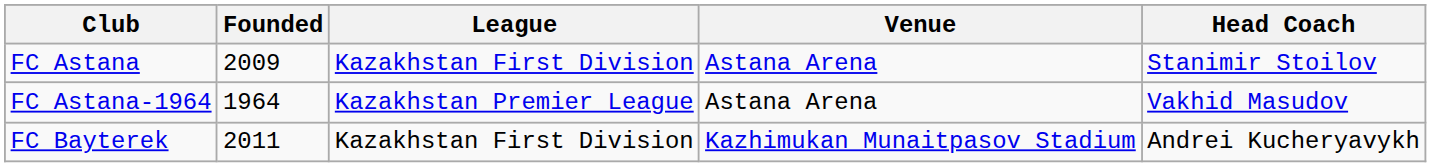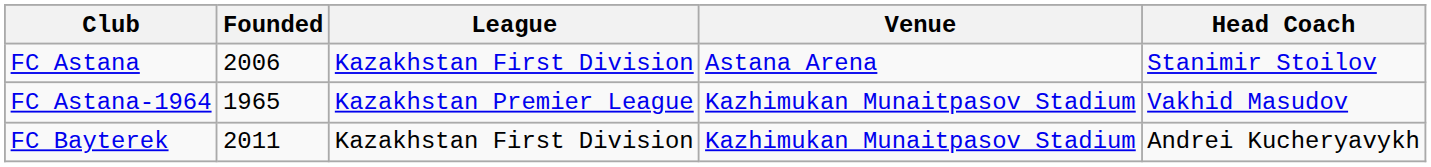(252, 63) 2009 -> (252, 63) 2006
(252, 102) 1964 -> (252, 102) 1965
(791, 102) Astana Arena -> (920, 102) Kazhimukan Munaitpasov Stadium
